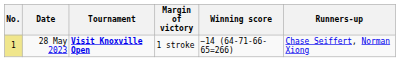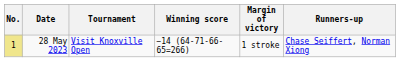columns swapped: (241, 20) <-> (177, 20)
(107, 46) bold -> (107, 46) normal
